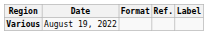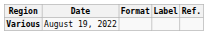columns swapped: (189, 11) <-> (163, 11)
